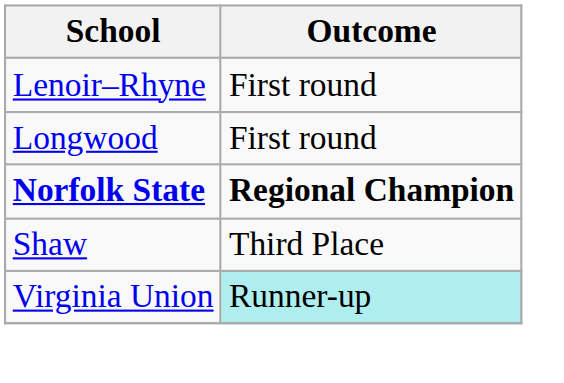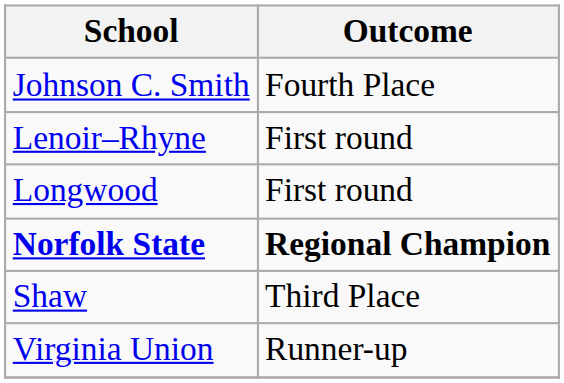+ row: (131, 84)
(300, 296) paleturquoise background -> (336, 349) no background
